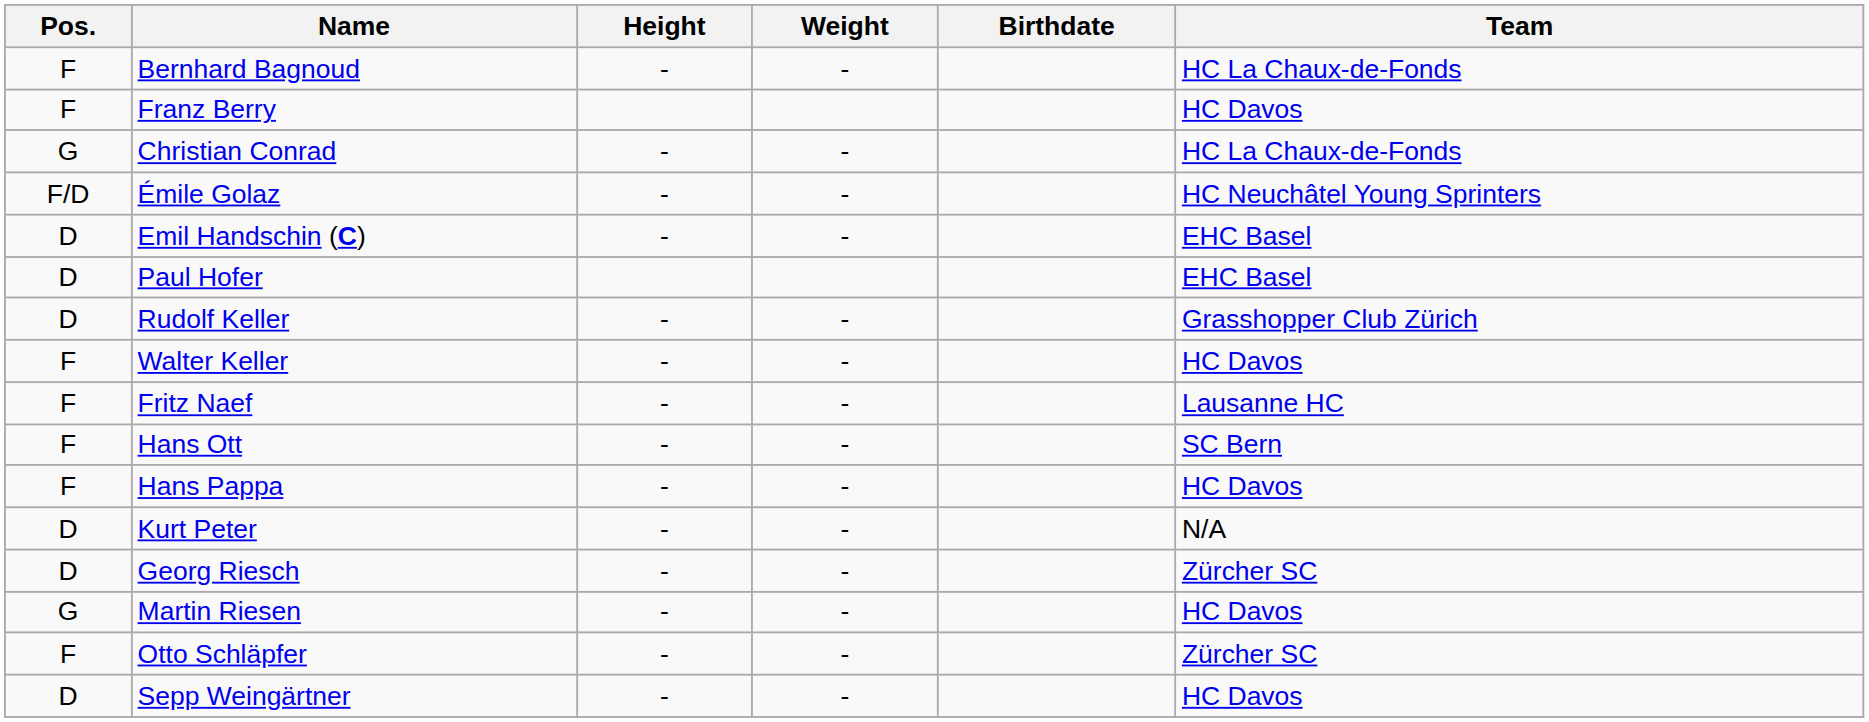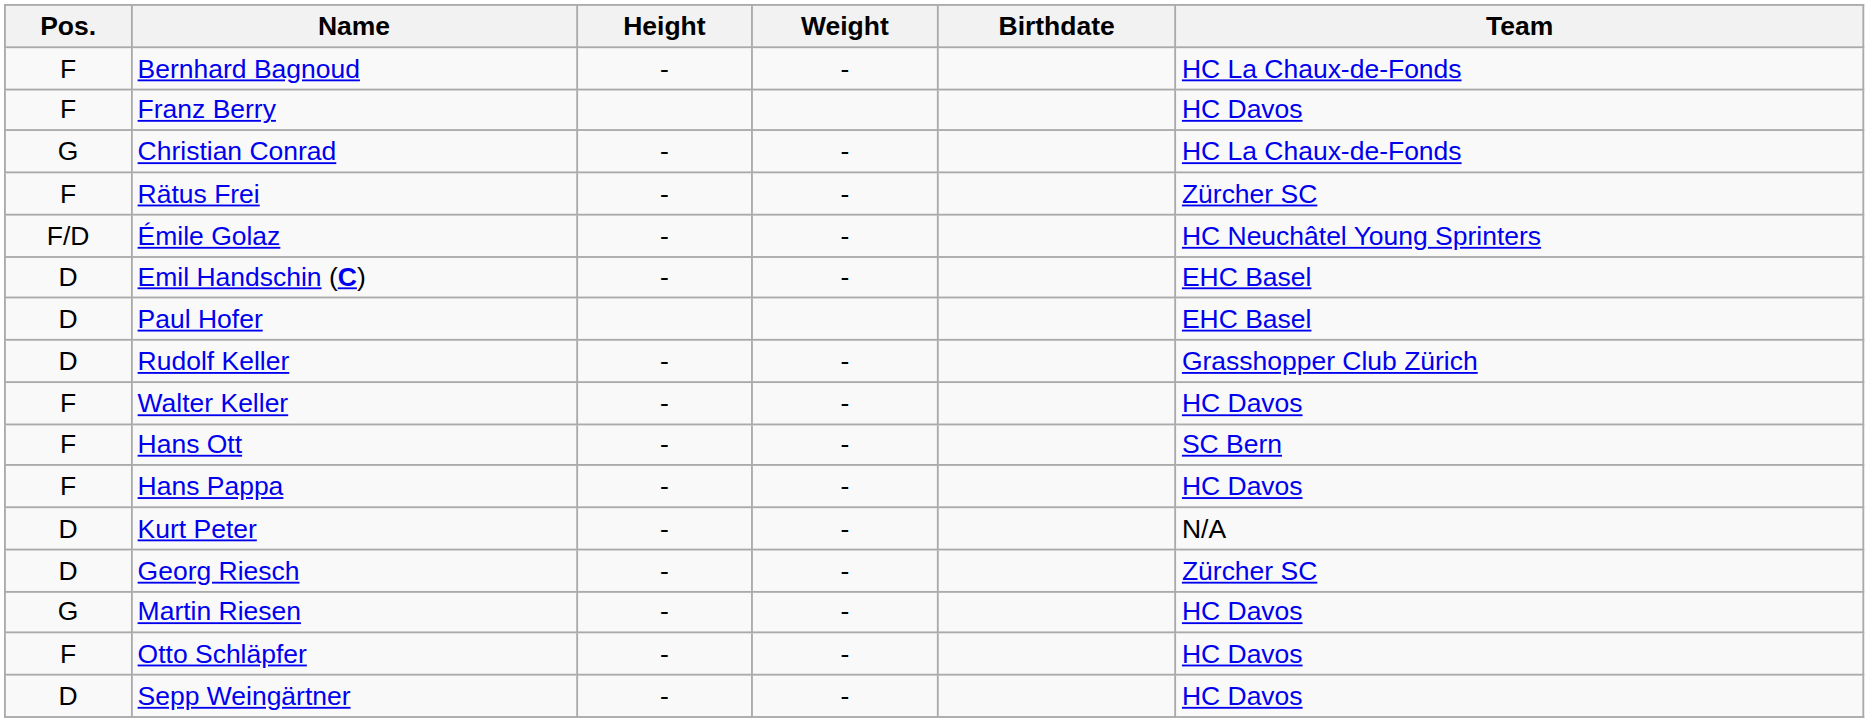+ row: (199, 194)
- row: (195, 403)
(1250, 654) Zürcher SC -> (1242, 654) HC Davos
